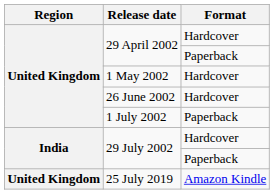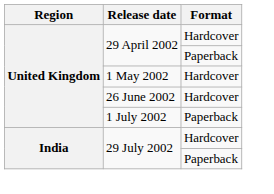- row: (139, 179)
